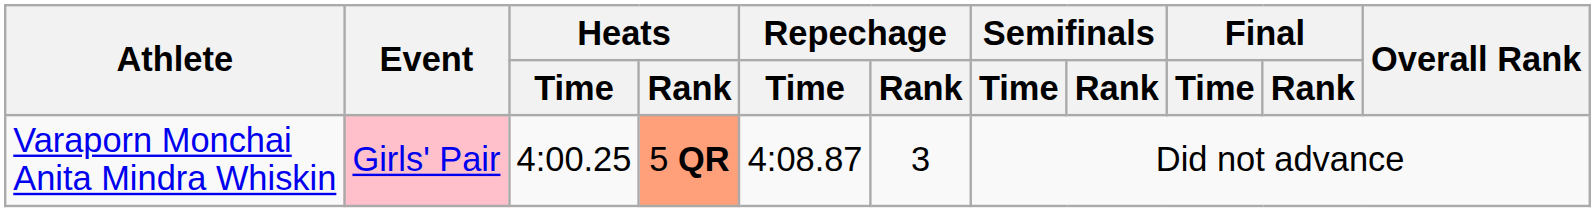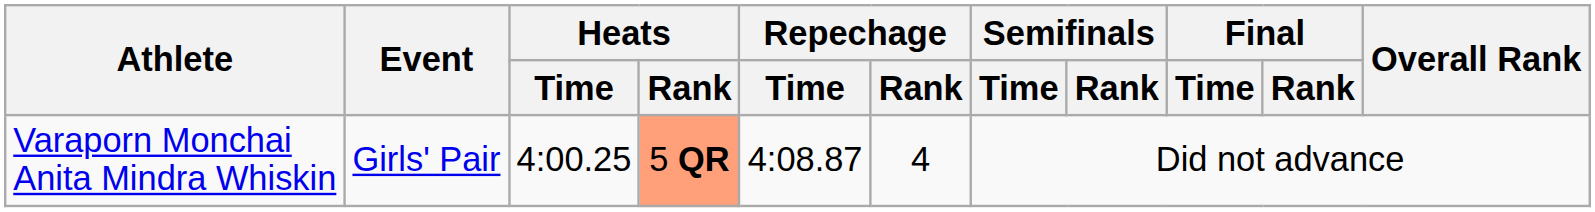(426, 161) pink background -> (426, 161) no background
(921, 161) 3 -> (921, 161) 4
